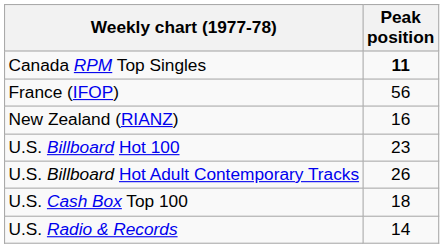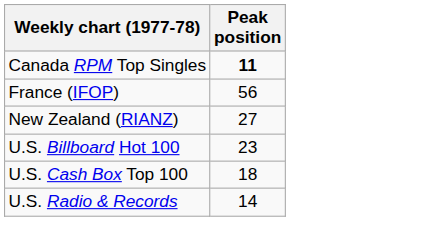(401, 119) 16 -> (248, 119) 27
- row: (184, 174)
